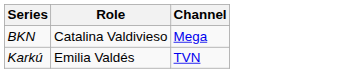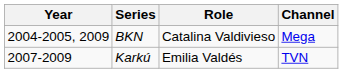+ column: (58, 15)
